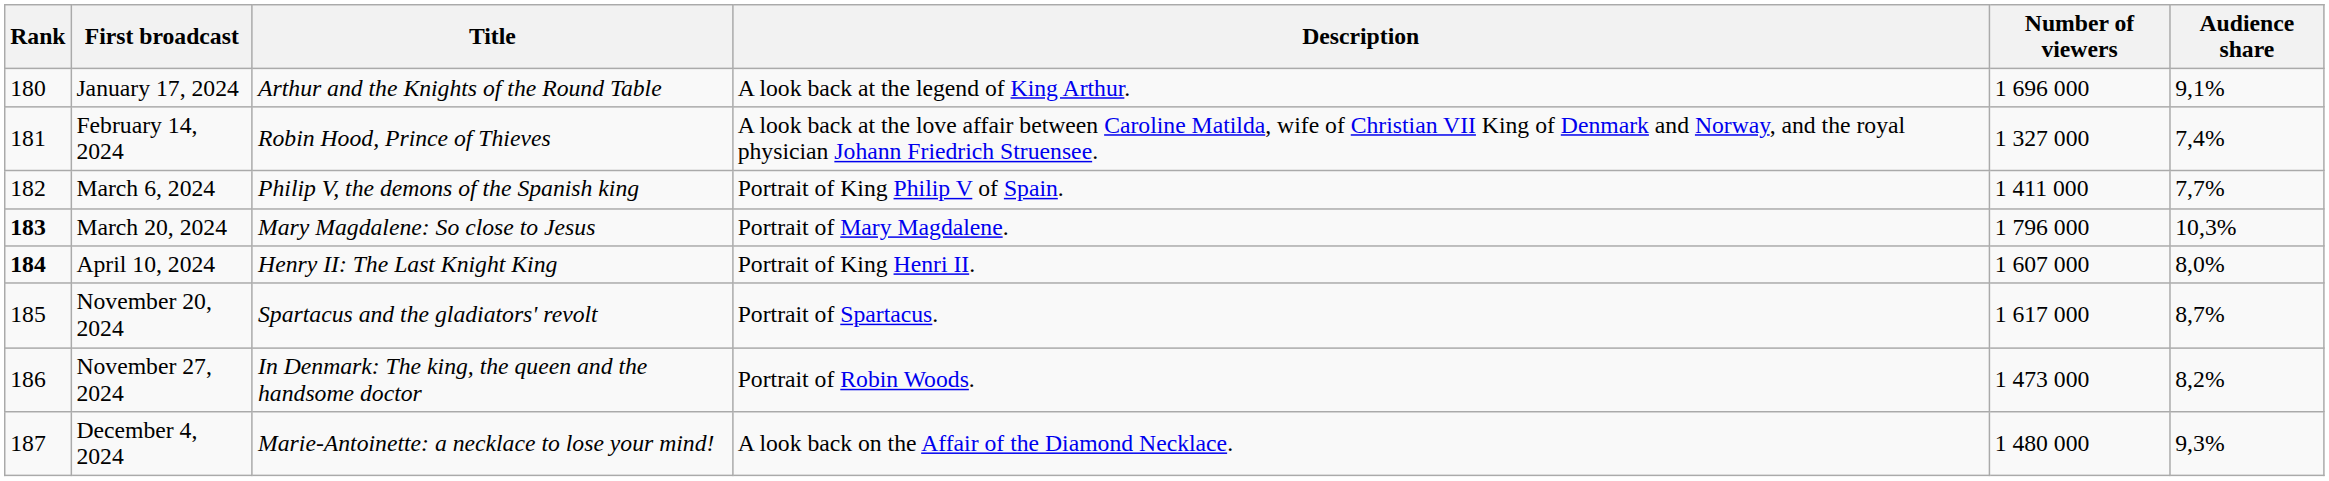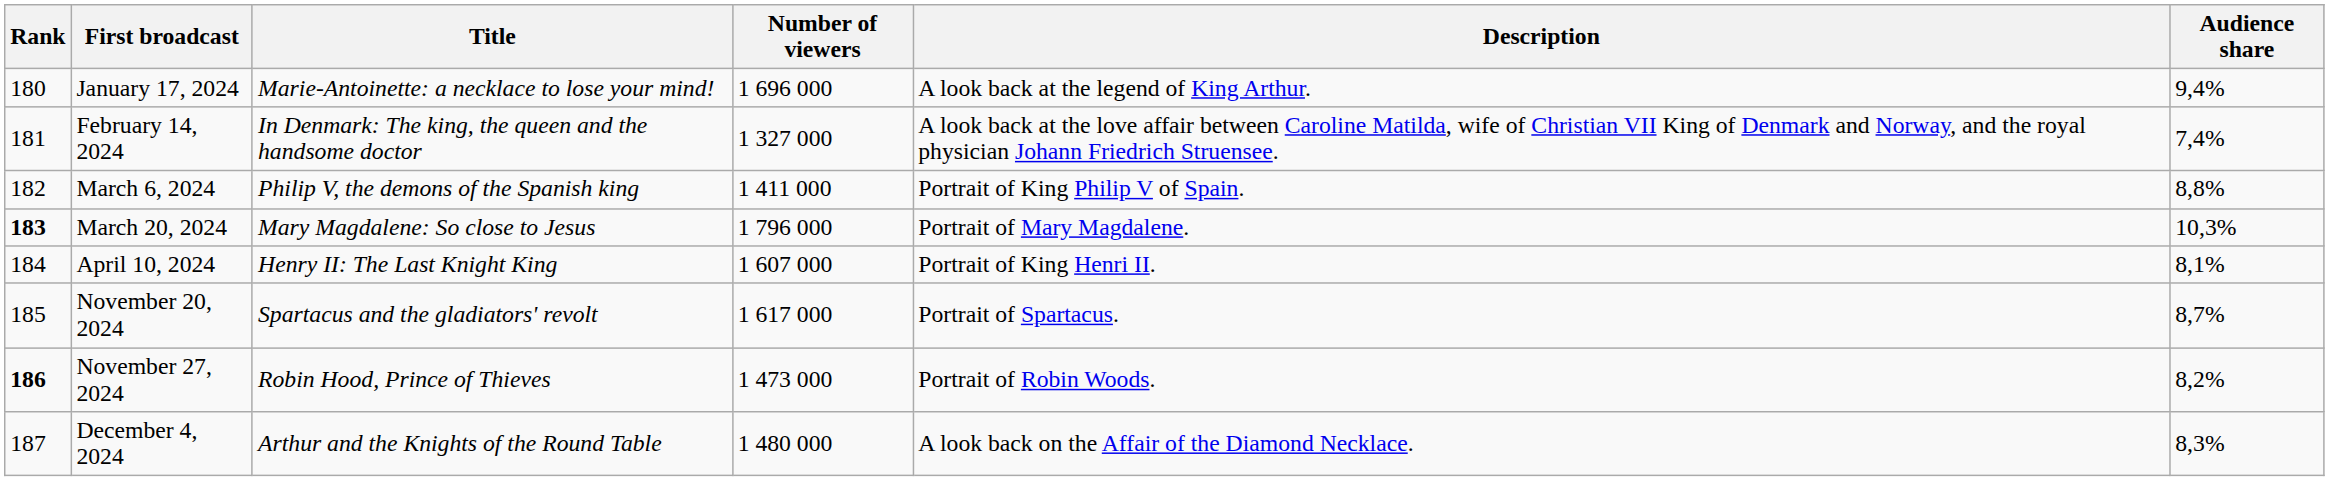columns swapped: (1361, 36) <-> (2080, 36)
(460, 87) Arthur and the Knights of the Round Table -> (486, 87) Marie-Antoinette: a necklace to lose your mind!
(2200, 87) 9,1% -> (2200, 87) 9,4%
(404, 138) Robin Hood, Prince of Thieves -> (453, 138) In Denmark: The king, the queen and the handsome doctor
(2200, 189) 7,7% -> (2200, 189) 8,8%
(28, 264) bold -> (28, 264) normal
(2200, 264) 8,0% -> (2200, 264) 8,1%
(28, 379) normal -> (28, 379) bold
(453, 379) In Denmark: The king, the queen and the handsome doctor -> (404, 379) Robin Hood, Prince of Thieves
(486, 443) Marie-Antoinette: a necklace to lose your mind! -> (460, 443) Arthur and the Knights of the Round Table
(2200, 443) 9,3% -> (2200, 443) 8,3%
